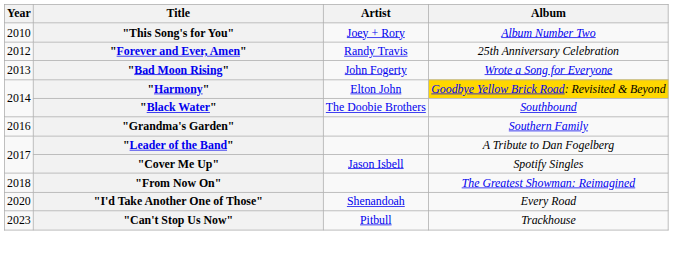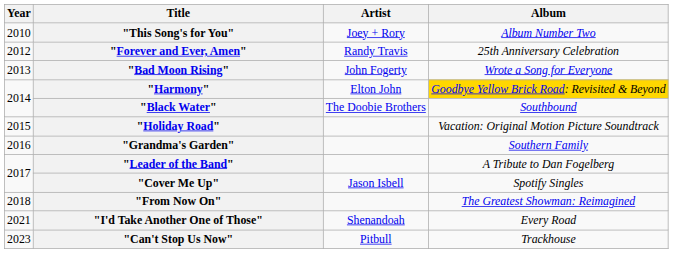+ row: (178, 126)
(19, 201) 2020 -> (19, 220) 2021
